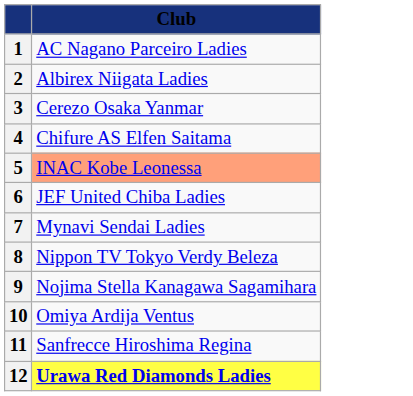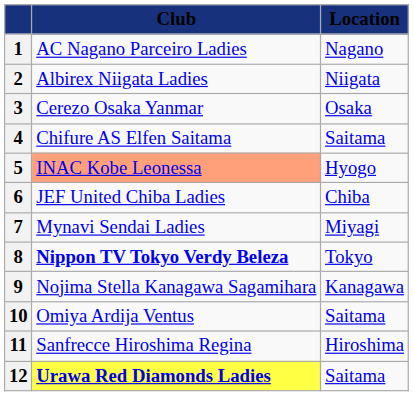+ column: (365, 19)
(157, 256) normal -> (162, 256) bold
